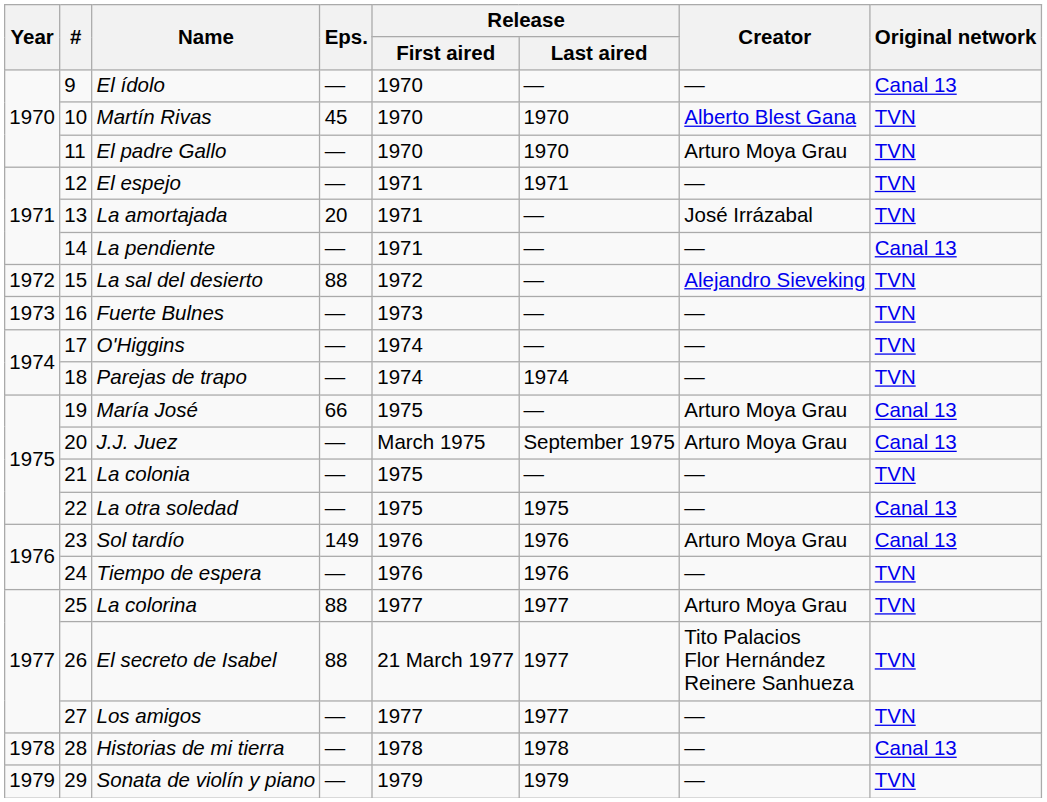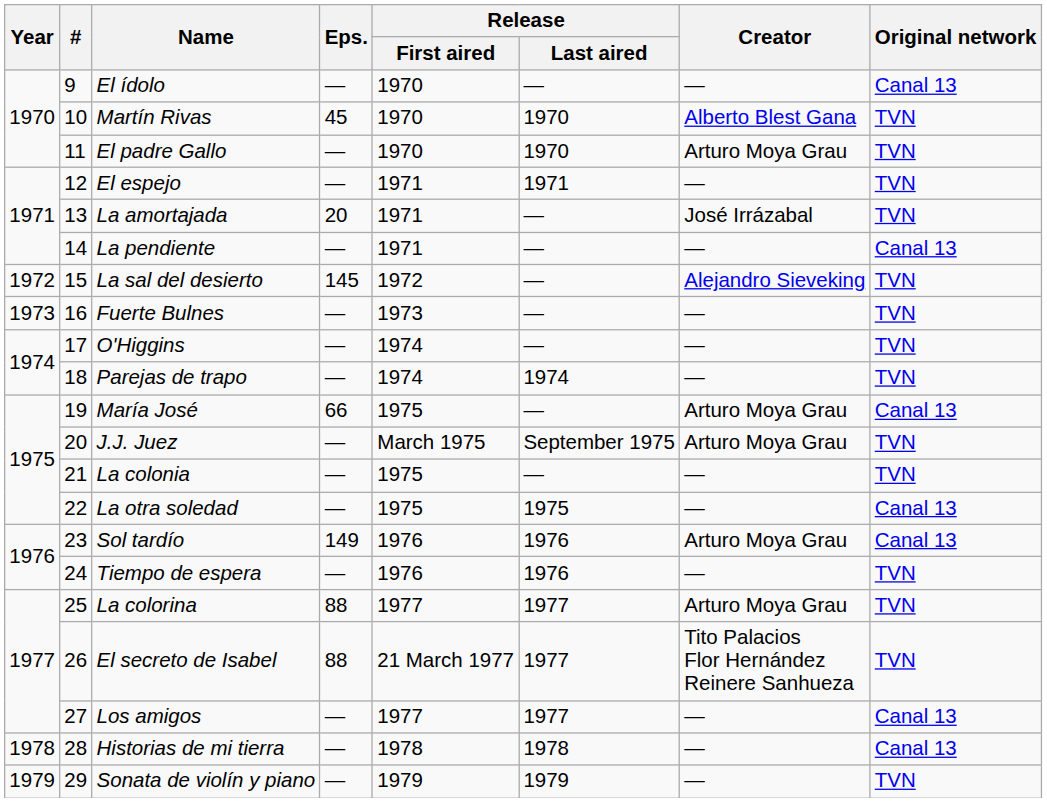(336, 280) 88 -> (342, 280) 145
(916, 442) Canal 13 -> (895, 442) TVN
(895, 716) TVN -> (916, 716) Canal 13
